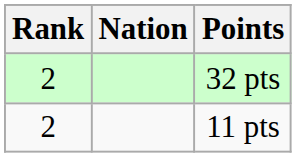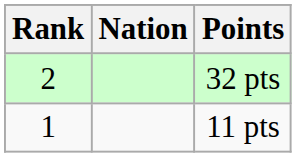(48, 126) 2 -> (48, 126) 1
